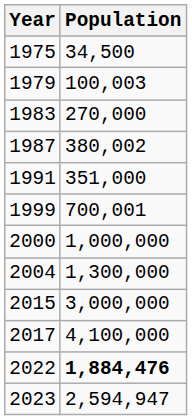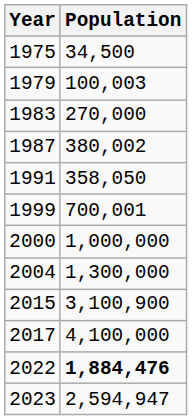(106, 178) 351,000 -> (106, 178) 358,050
(117, 305) 3,000,000 -> (117, 305) 3,100,900
